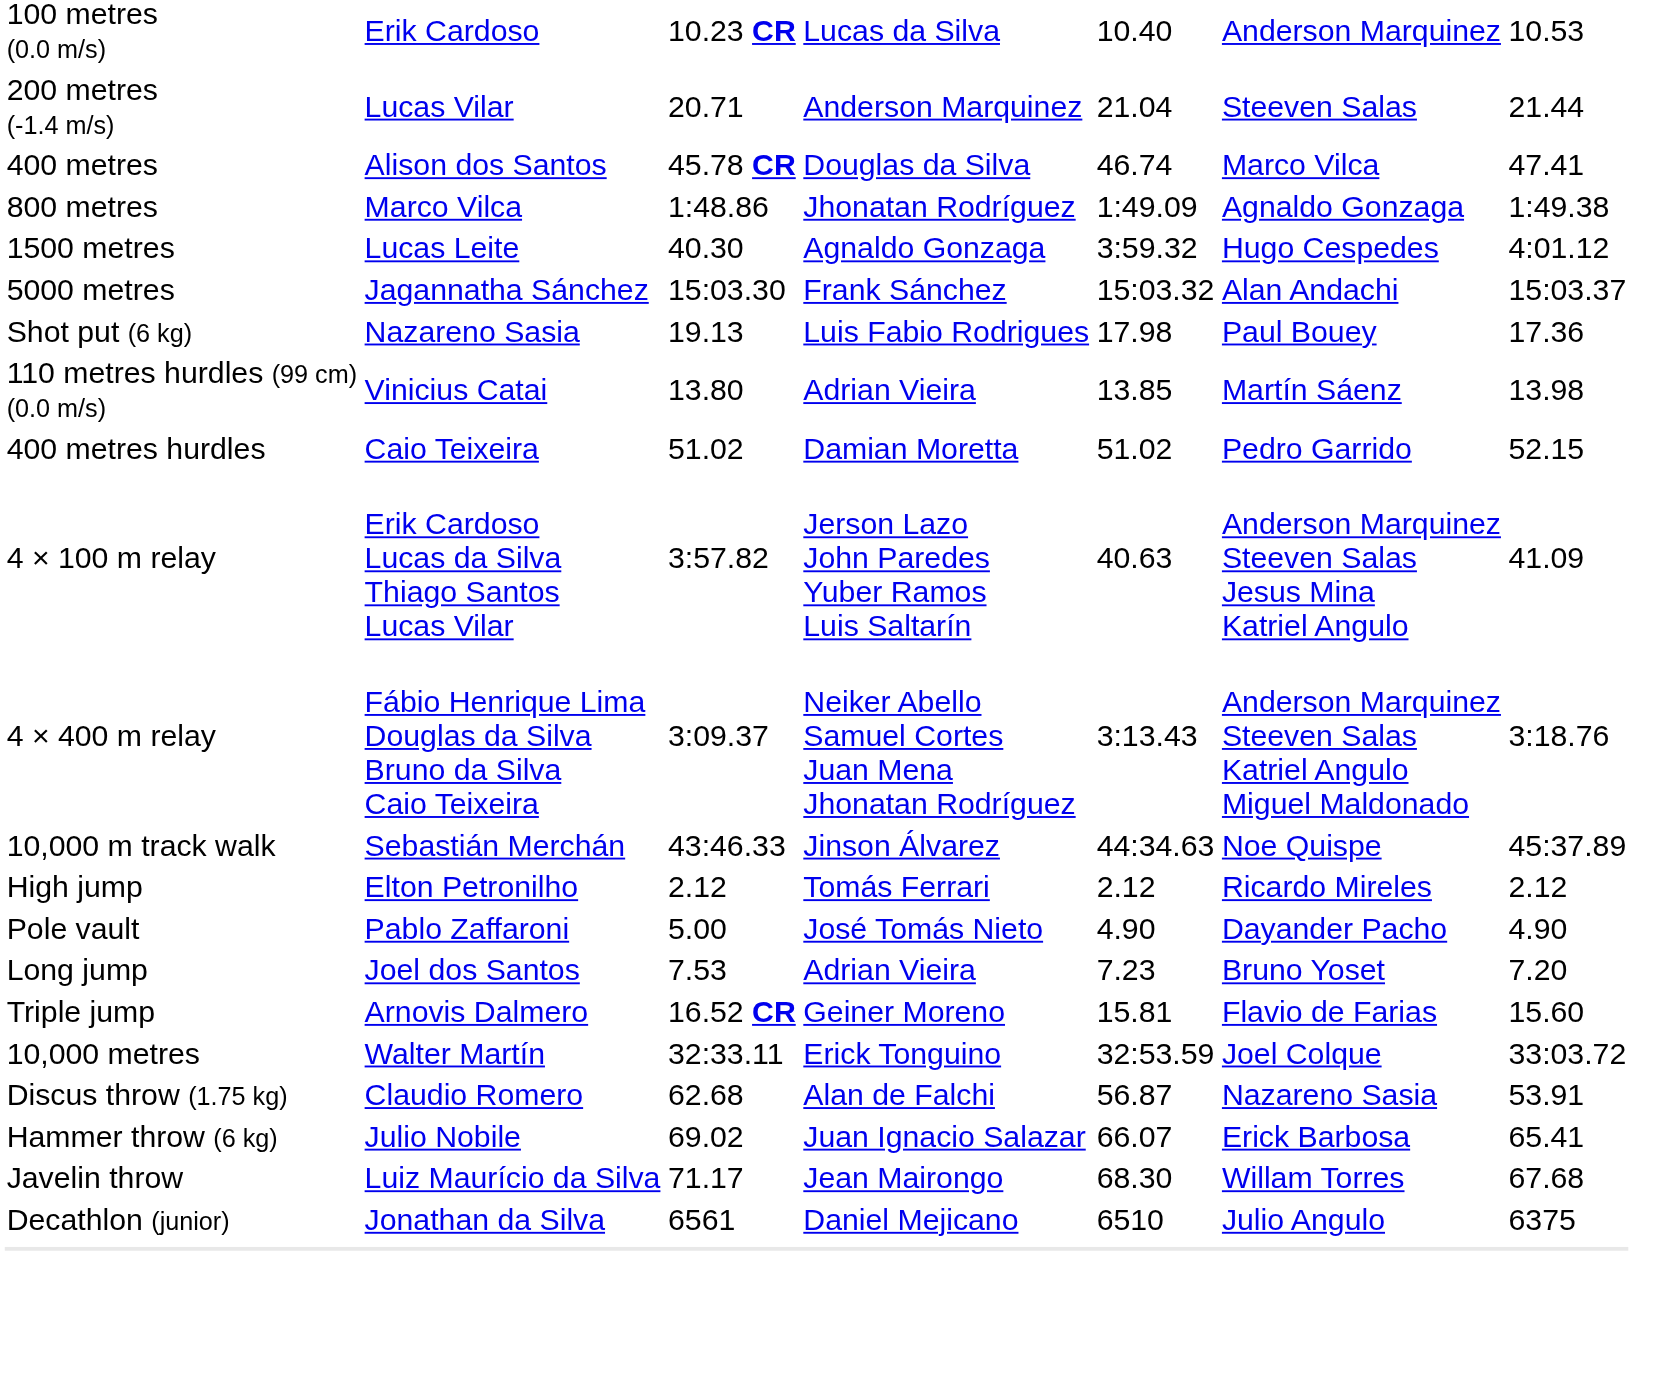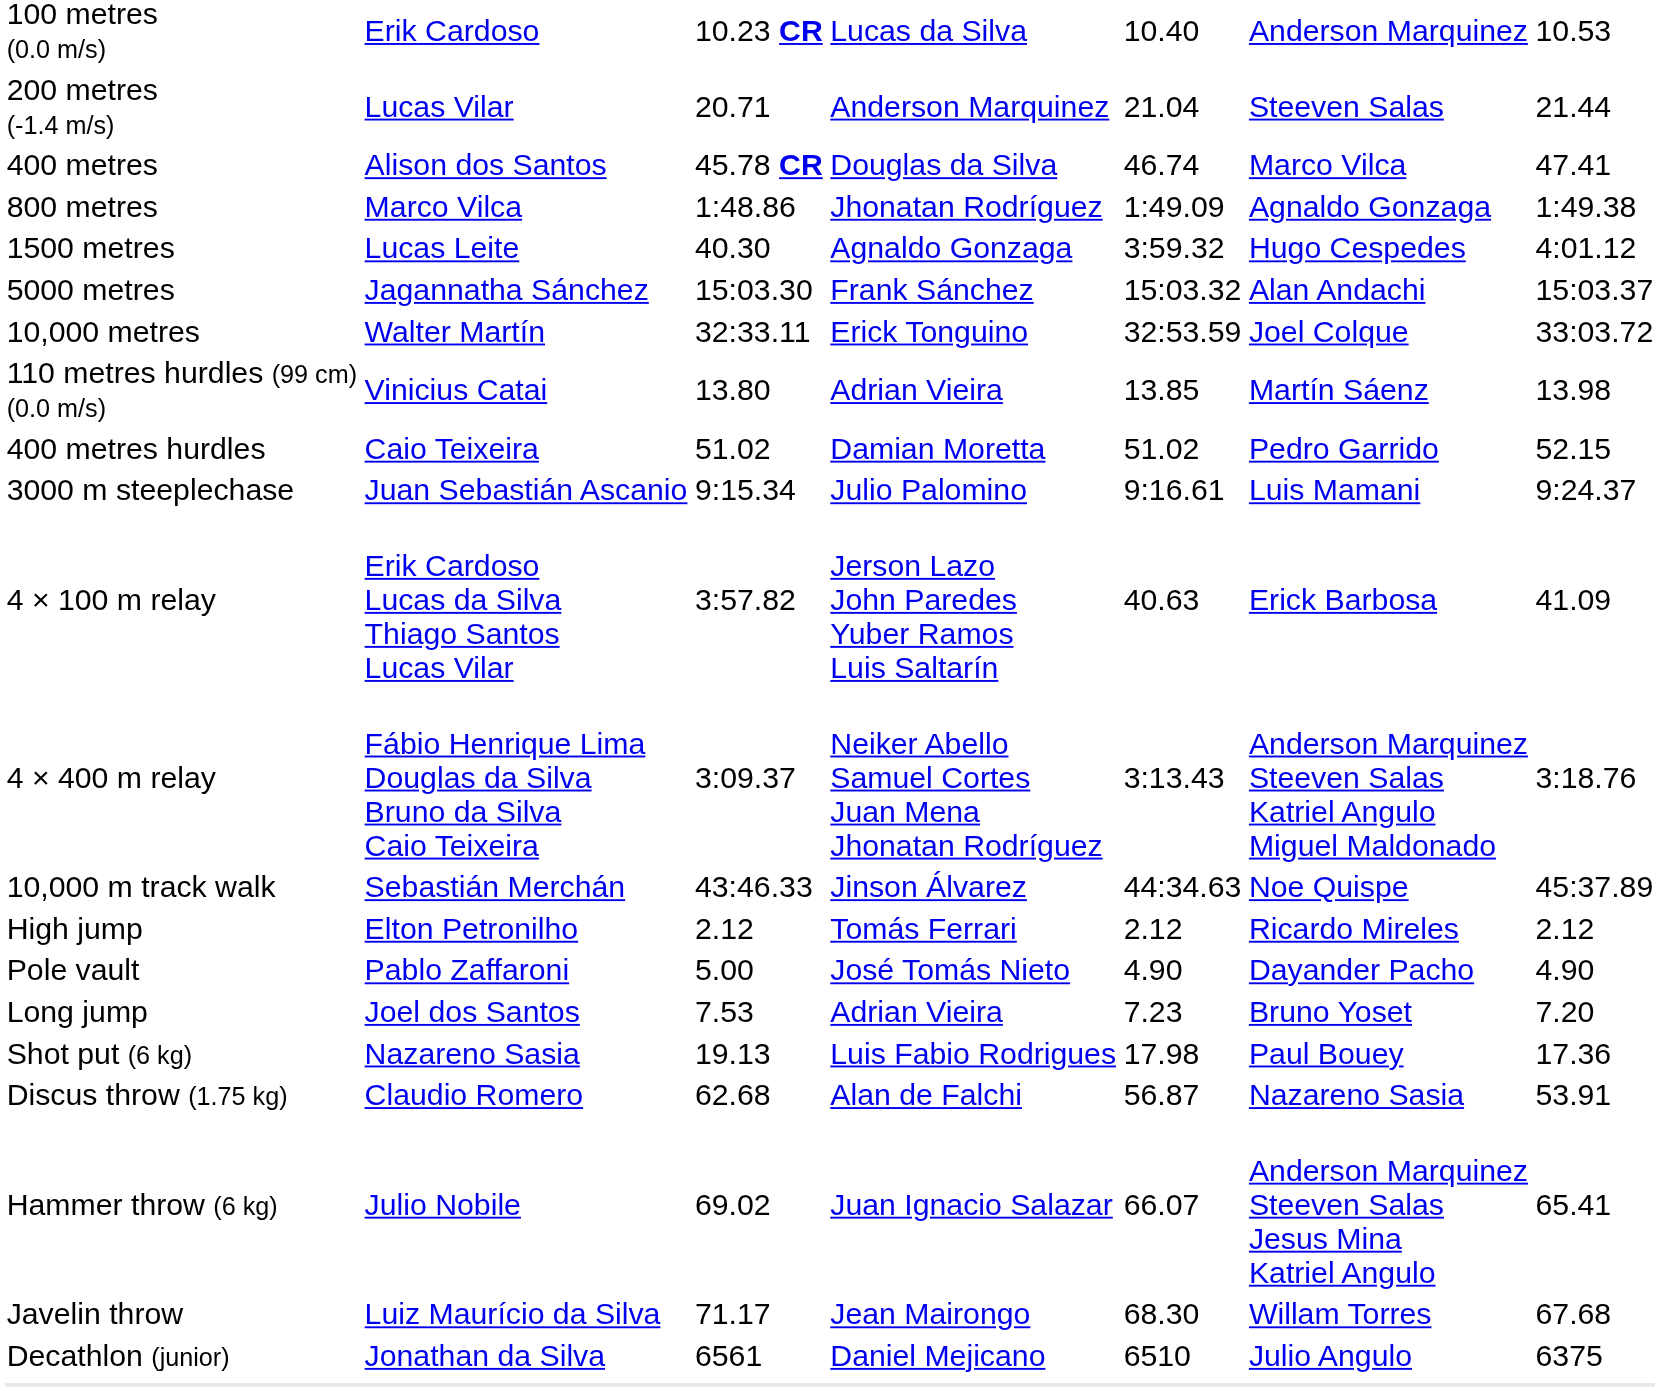rows swapped: (103, 1053) <-> (99, 331)
+ row: (150, 490)
(1361, 575) Anderson Marquinez Steeven Salas Jesus Mina Katriel Angulo -> (1343, 600) Erick Barbosa
- row: (81, 1012)
(1316, 1136) Erick Barbosa -> (1388, 1221) Anderson Marquinez Steeven Salas Jesus Mina Katriel Angulo
